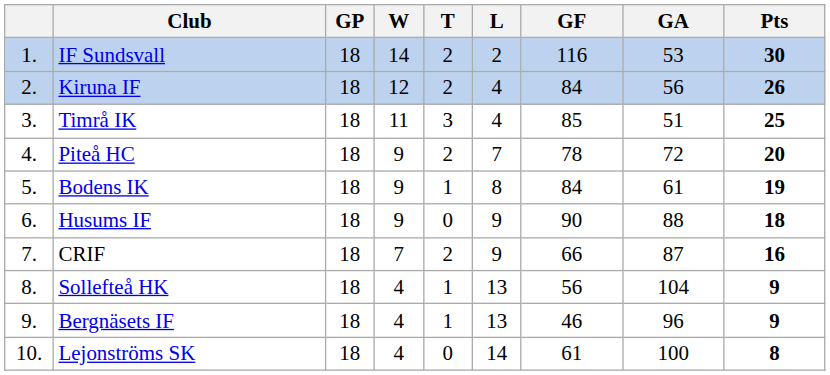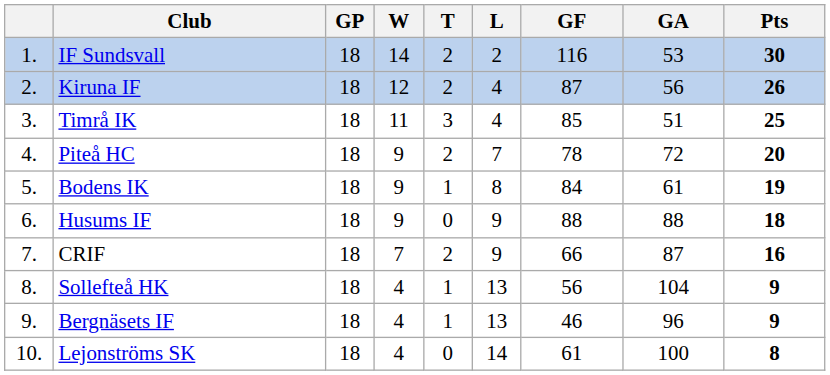(572, 87) 84 -> (572, 87) 87
(572, 220) 90 -> (572, 220) 88
